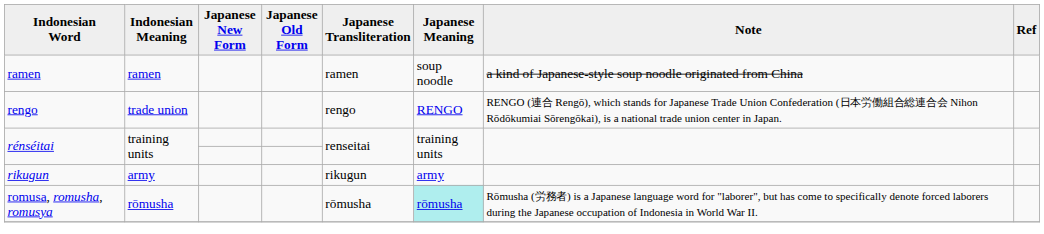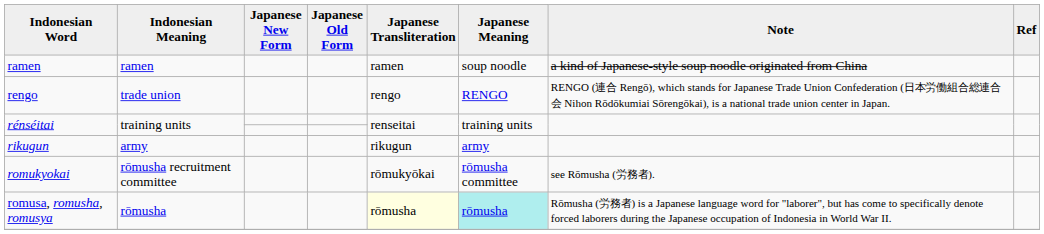+ row: (39, 174)
(348, 203) no background -> (393, 210) lightyellow background
